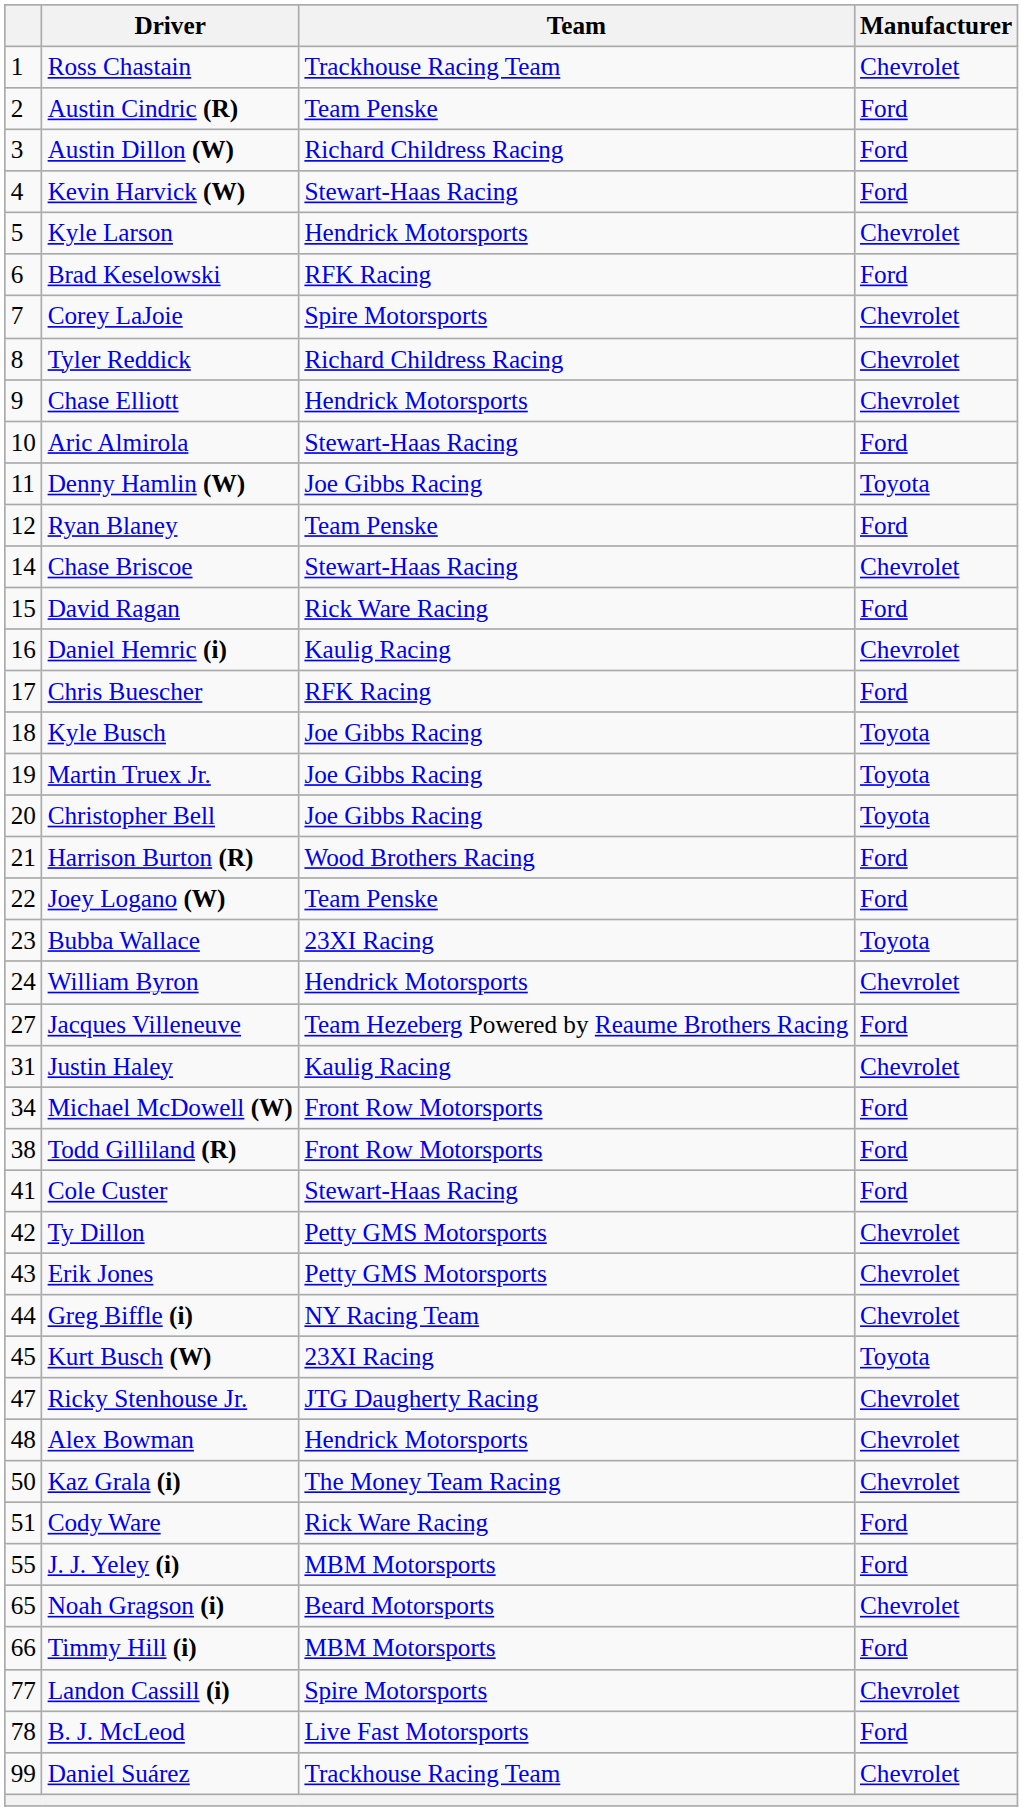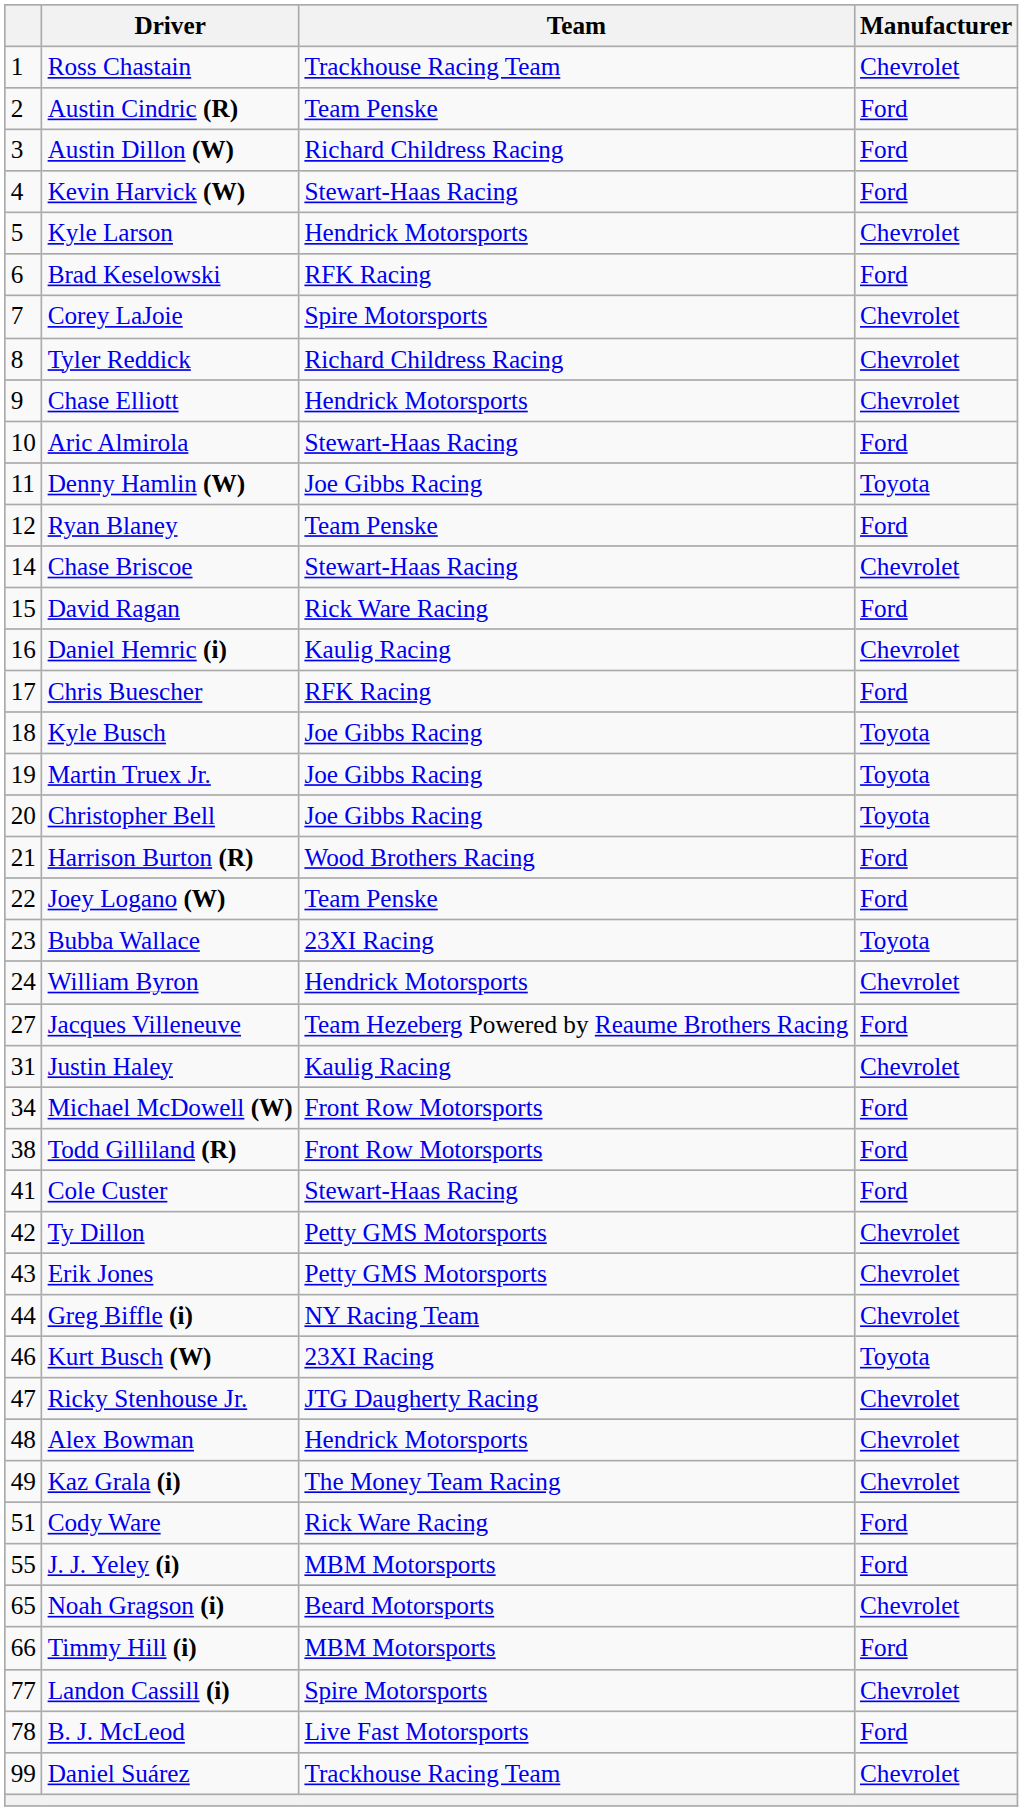(23, 1356) 45 -> (23, 1356) 46
(23, 1481) 50 -> (23, 1481) 49
